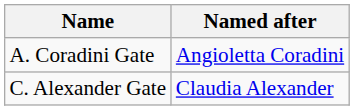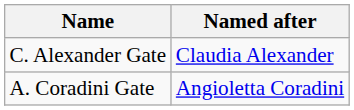rows swapped: (88, 88) <-> (82, 54)
